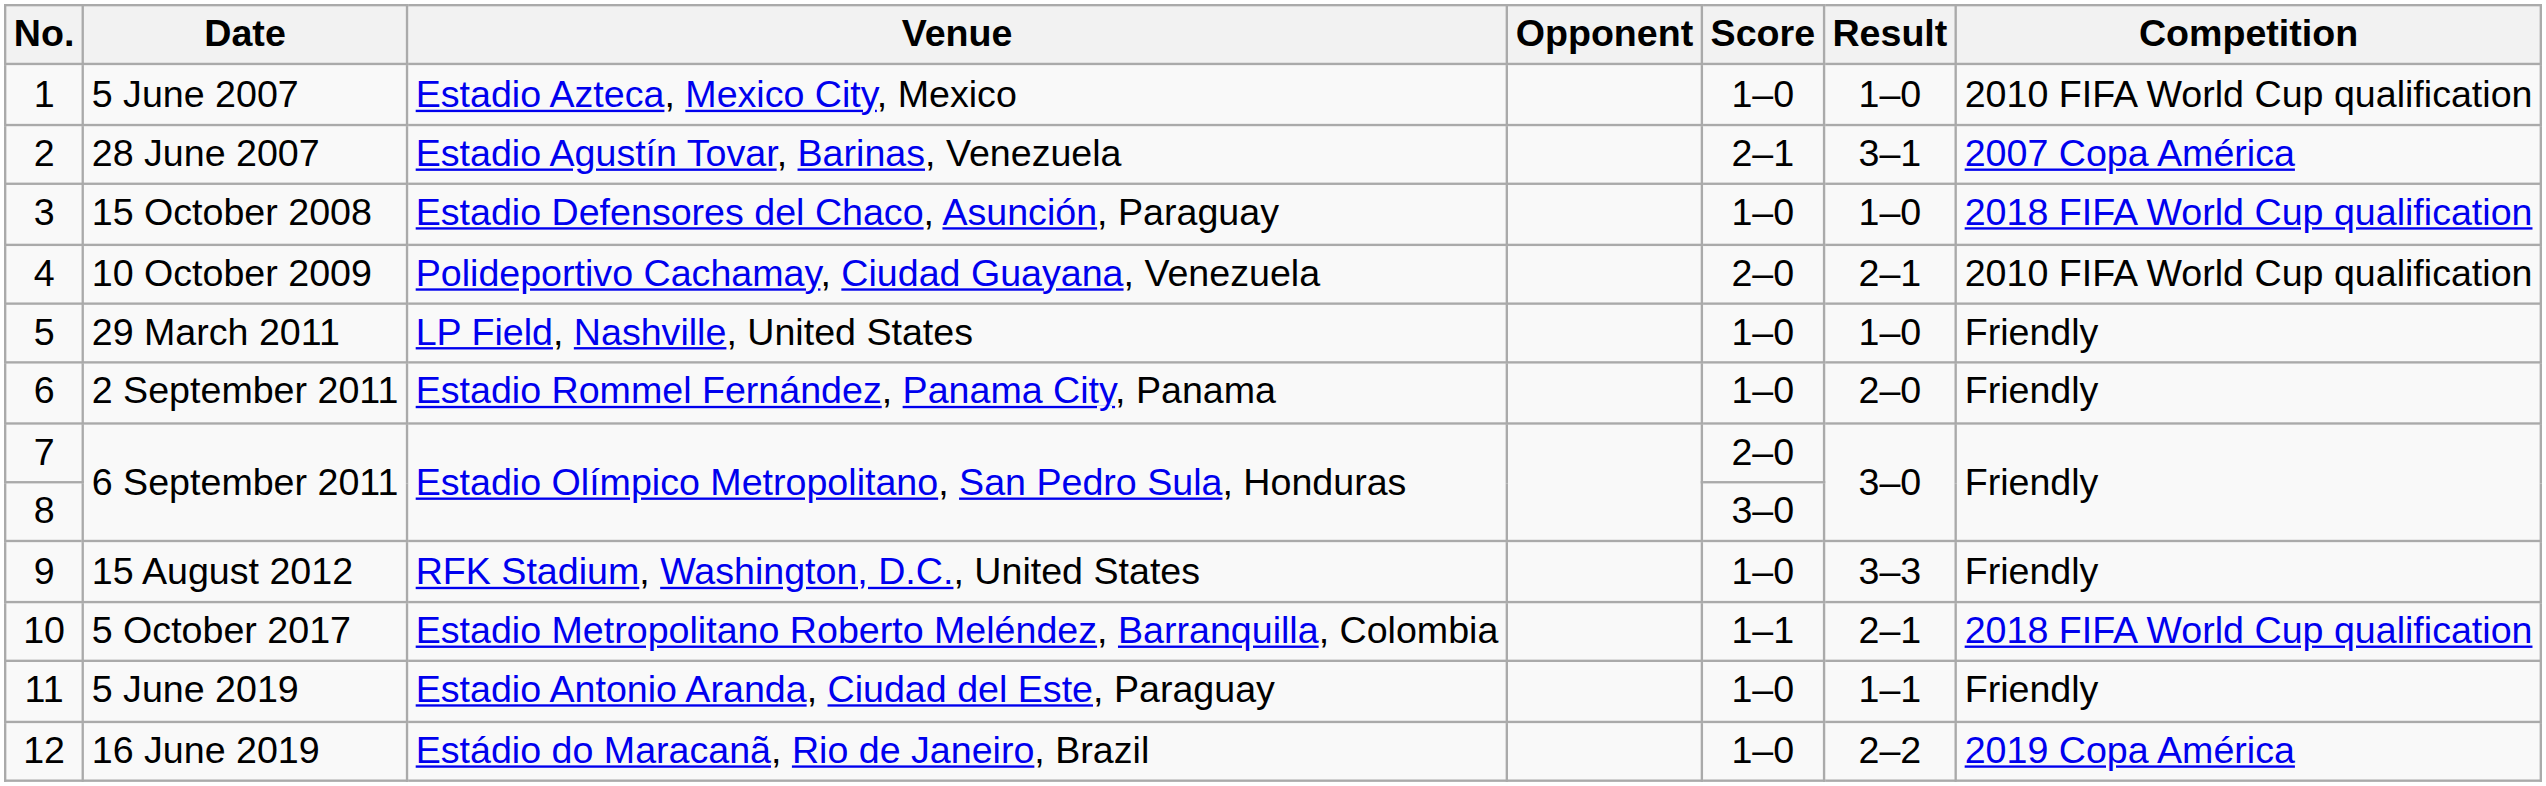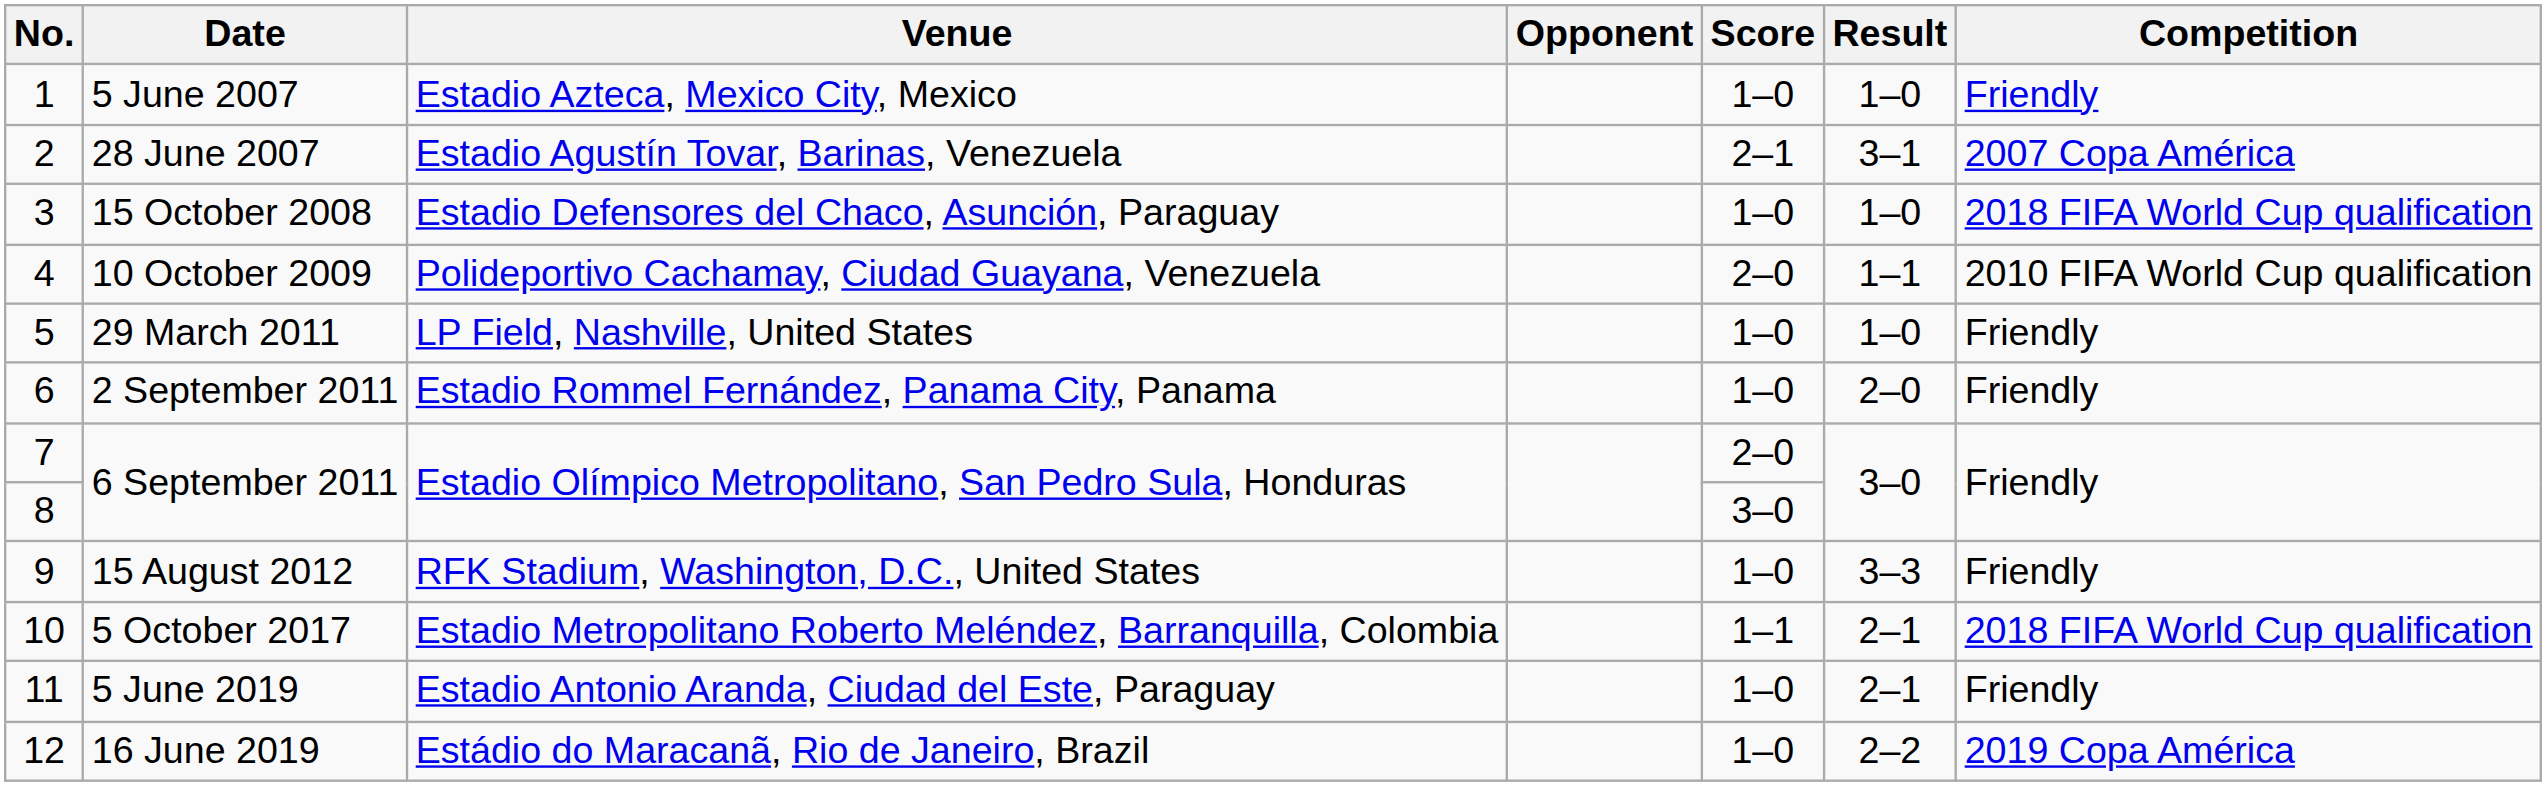(2249, 93) 2010 FIFA World Cup qualification -> (2032, 93) Friendly
(1890, 272) 2–1 -> (1890, 272) 1–1
(1890, 690) 1–1 -> (1890, 690) 2–1
